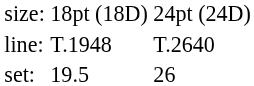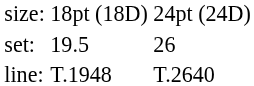rows swapped: (20, 75) <-> (24, 44)
